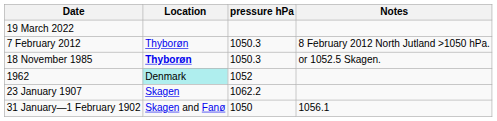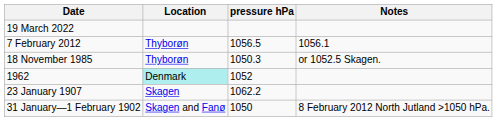(245, 44) 1050.3 -> (245, 44) 1056.5
(394, 44) 8 February 2012 North Jutland >1050 hPa. -> (314, 44) 1056.1
(168, 60) bold -> (167, 60) normal
(314, 108) 1056.1 -> (394, 108) 8 February 2012 North Jutland >1050 hPa.
